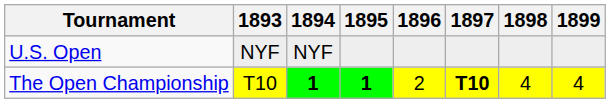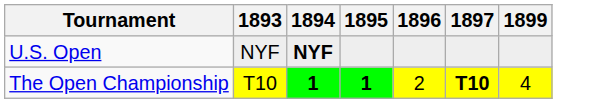- column: (525, 20)
(313, 52) normal -> (313, 52) bold
